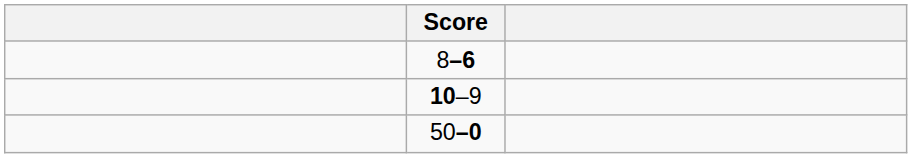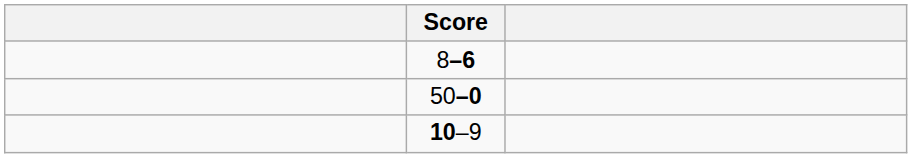rows swapped: (456, 133) <-> (456, 96)
